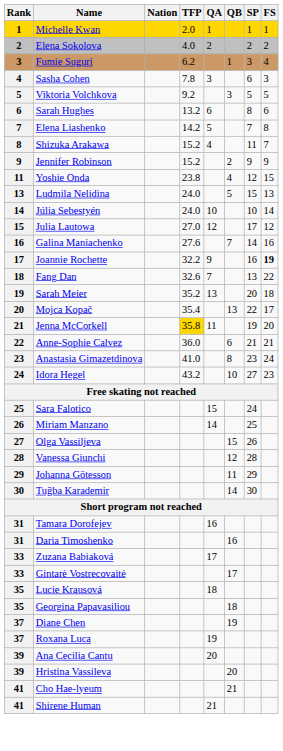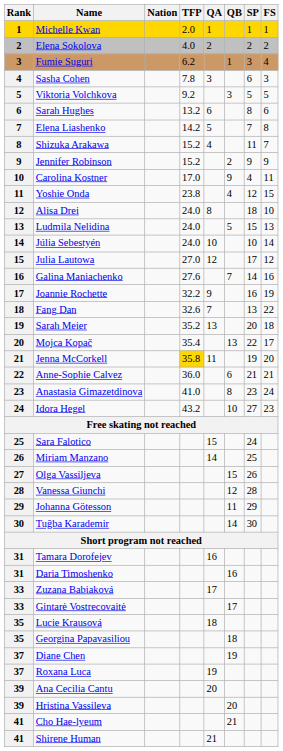+ row: (71, 177)
+ row: (57, 210)
(269, 260) bold -> (269, 293) normal
